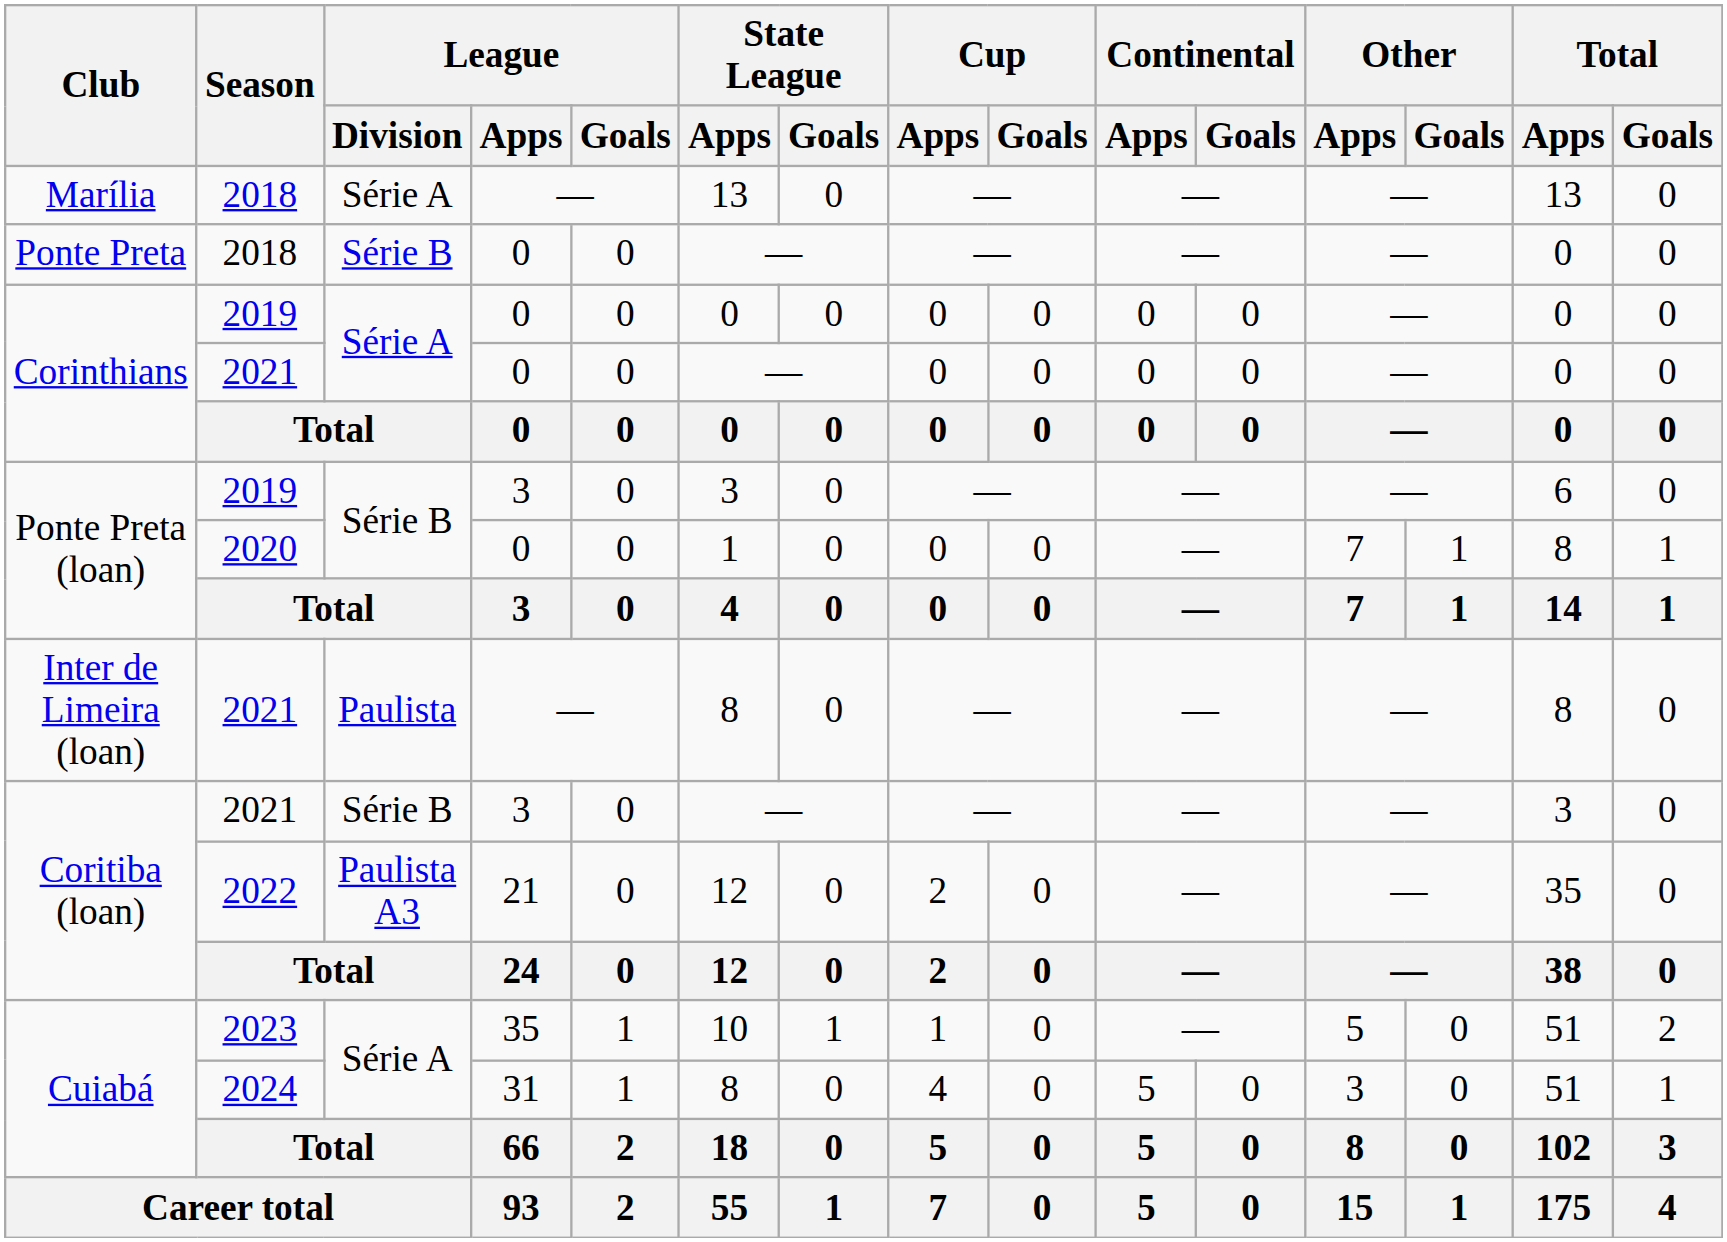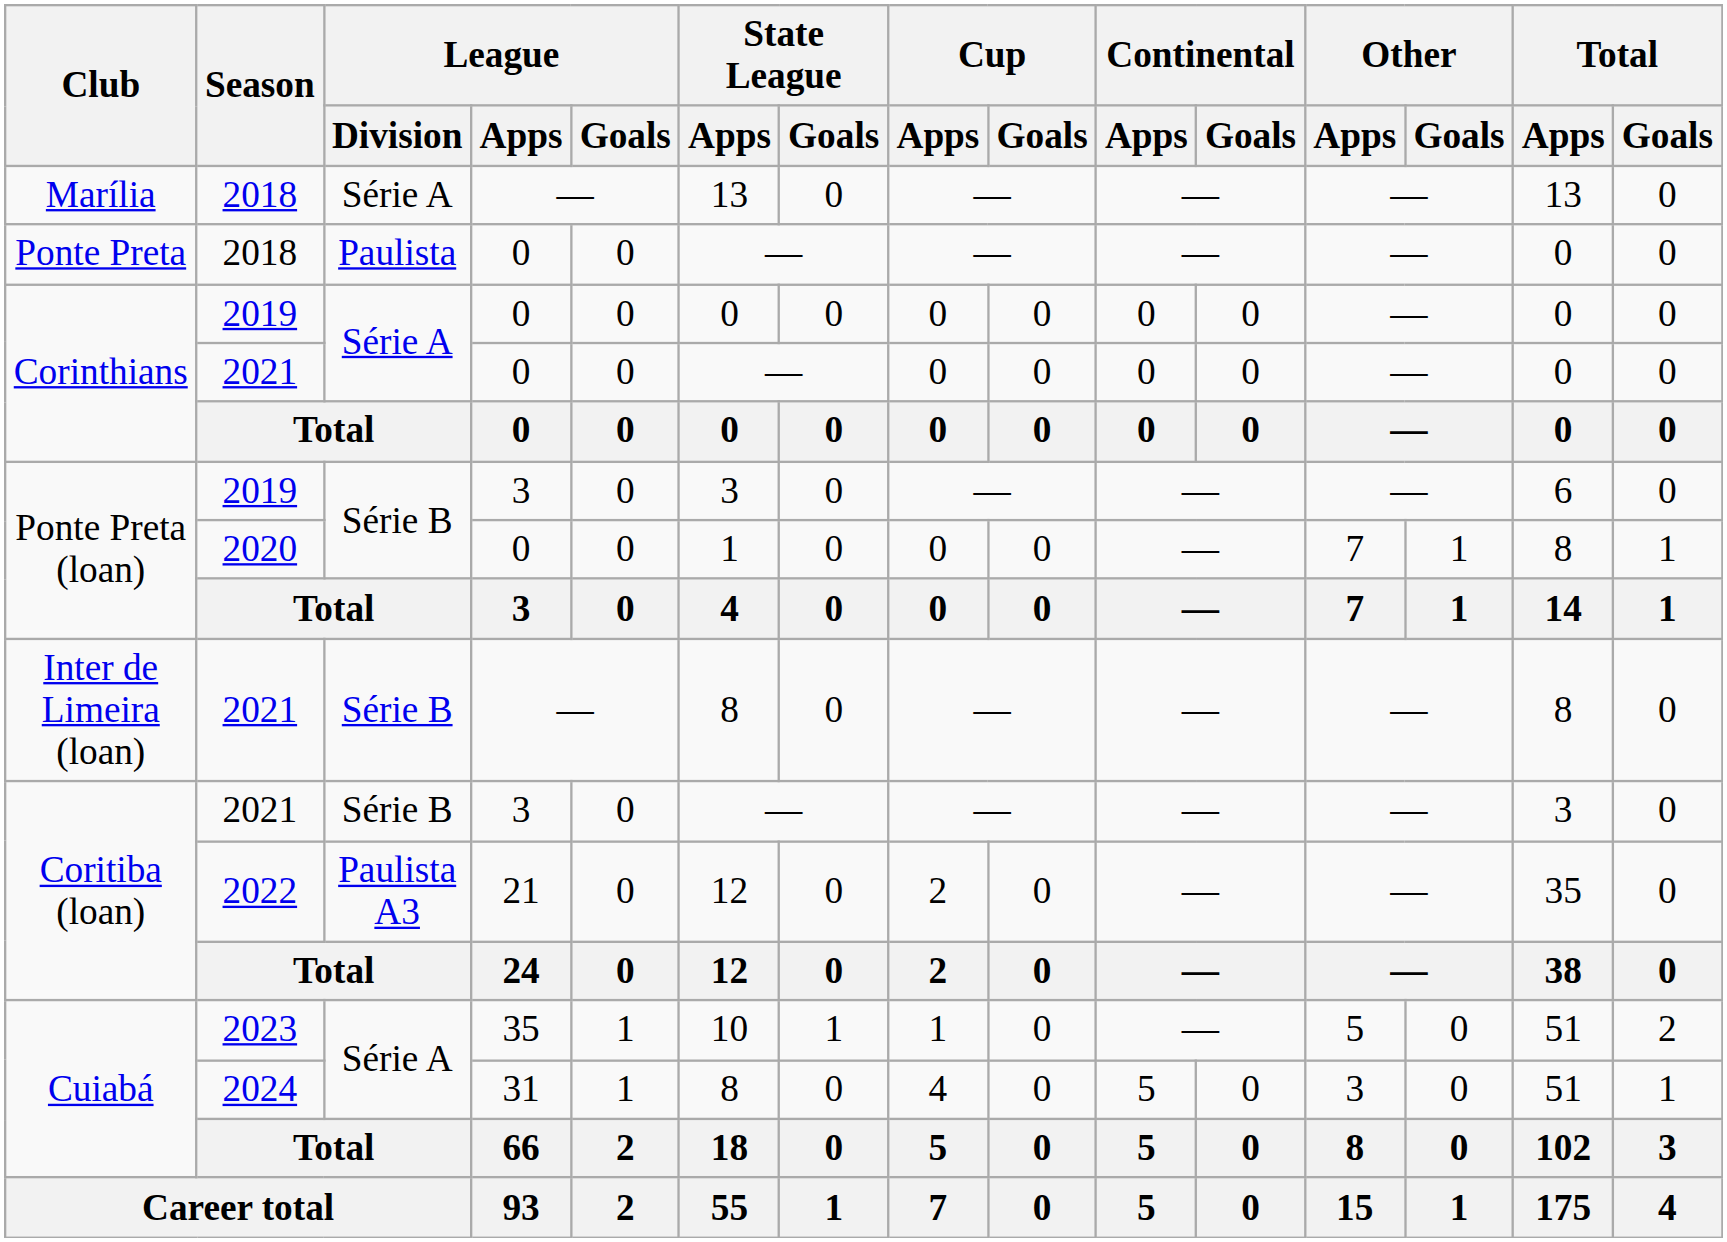(397, 253) Série B -> (397, 253) Paulista
(397, 709) Paulista -> (397, 709) Série B
